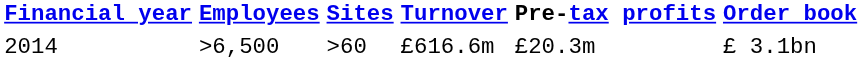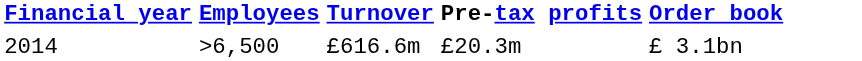- column: (360, 14)
